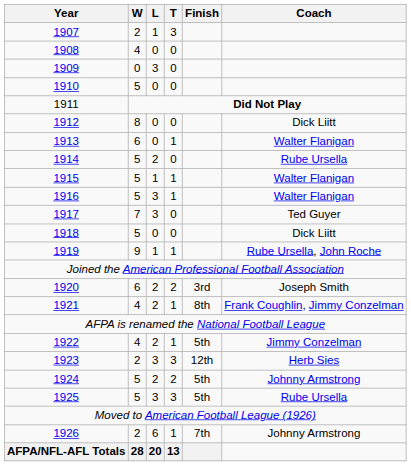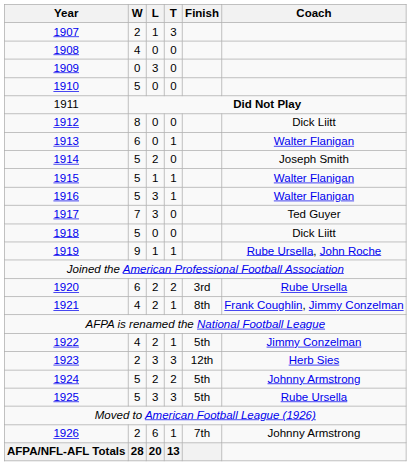(314, 159) Rube Ursella -> (314, 159) Joseph Smith
(314, 287) Joseph Smith -> (314, 287) Rube Ursella
